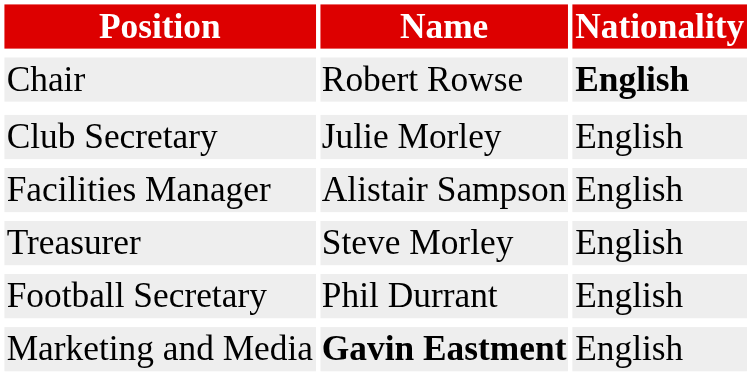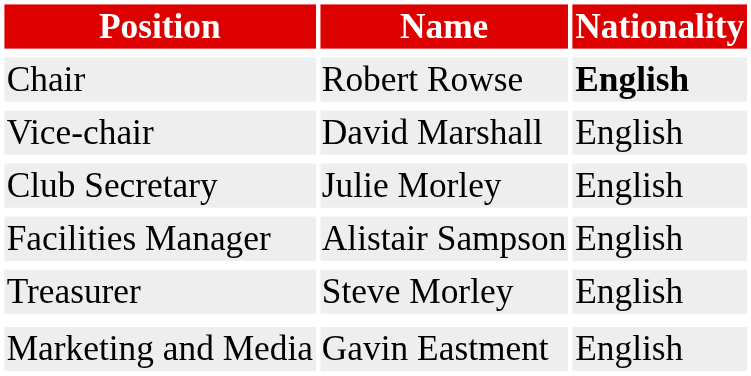+ row: (80, 131)
- row: (137, 295)
(444, 348) bold -> (435, 348) normal
